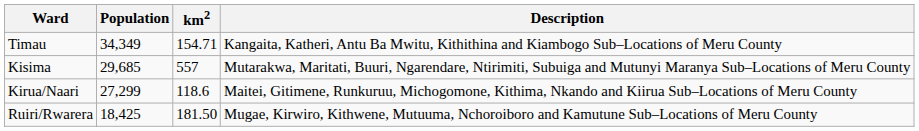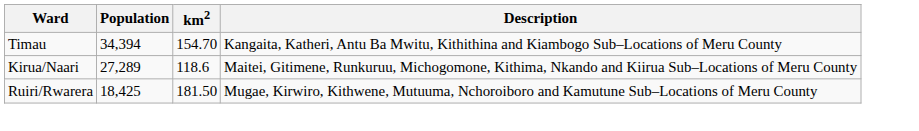(120, 43) 34,349 -> (120, 43) 34,394
(197, 43) 154.71 -> (197, 43) 154.70
- row: (29, 67)
(120, 91) 27,299 -> (120, 67) 27,289
